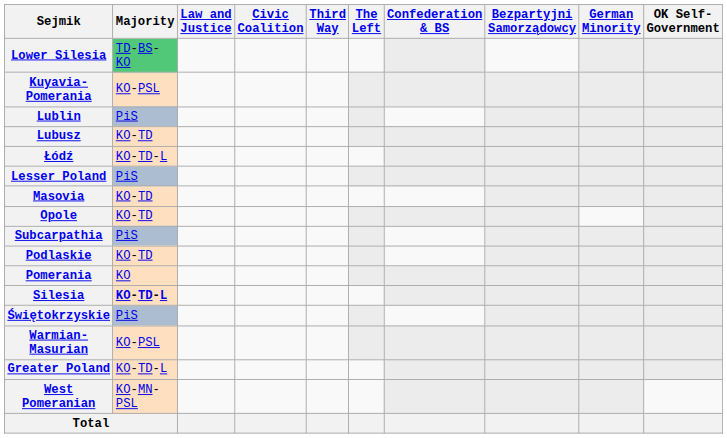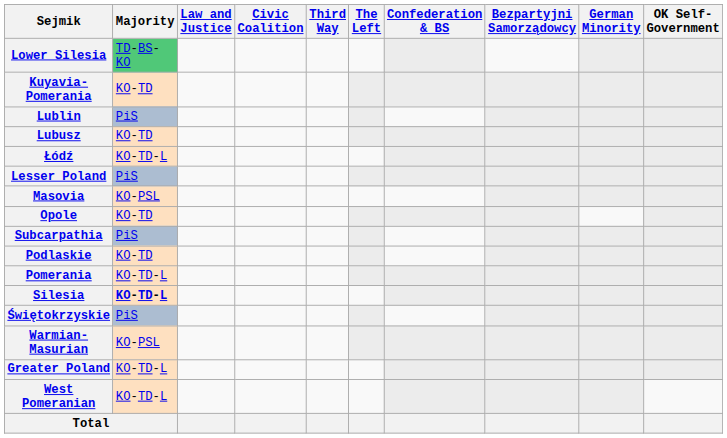(138, 90) KO-PSL -> (134, 90) KO-TD
(134, 196) KO-TD -> (138, 196) KO-PSL
(123, 276) KO -> (142, 276) KO-TD-L
(138, 397) KO-MN-PSL -> (142, 397) KO-TD-L
